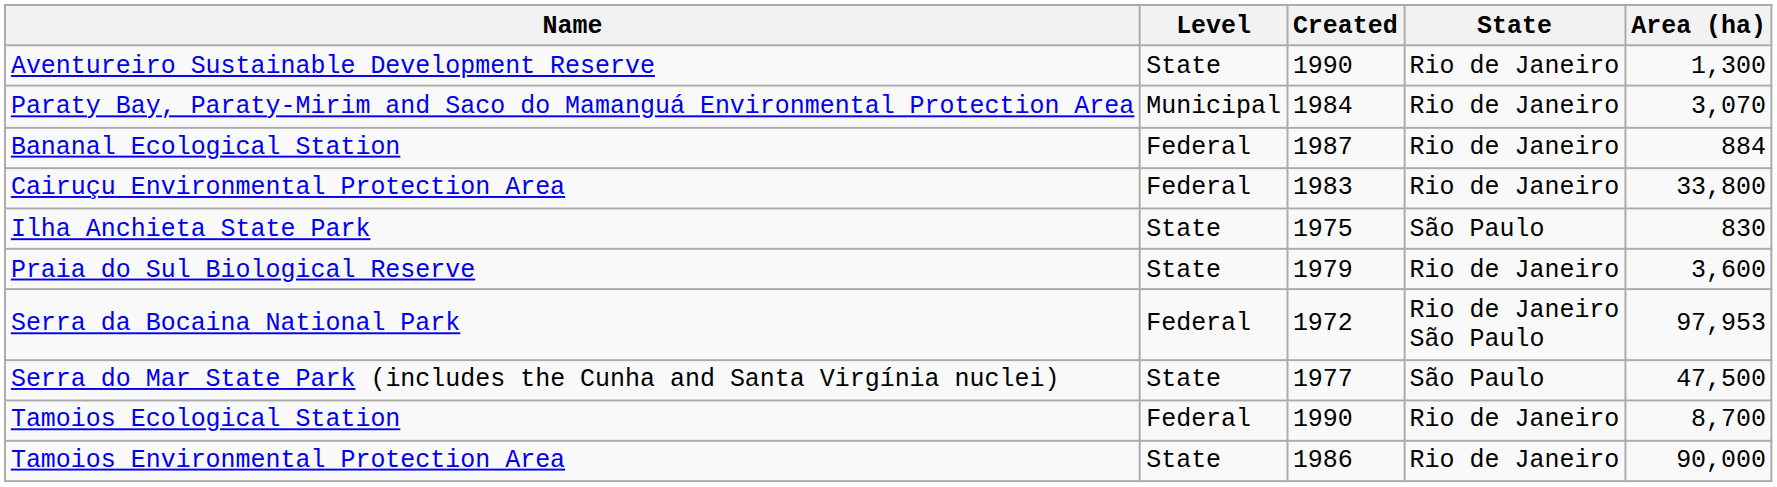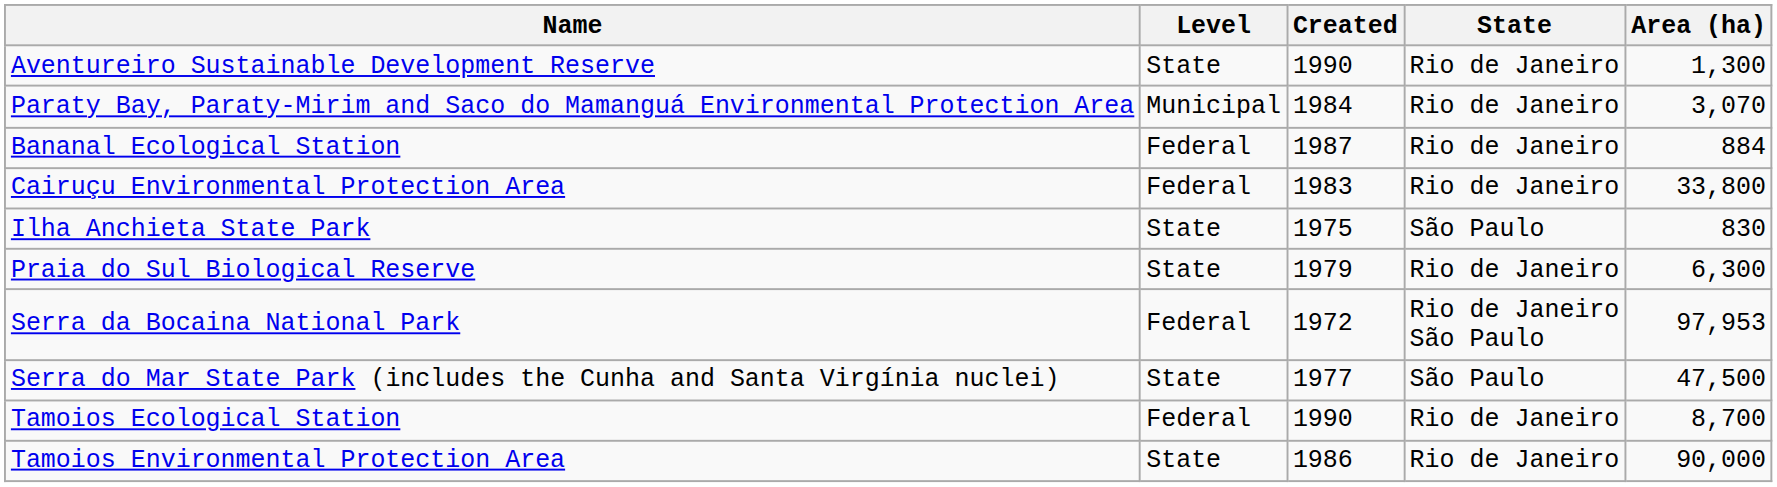(1729, 269) 3,600 -> (1729, 269) 6,300
